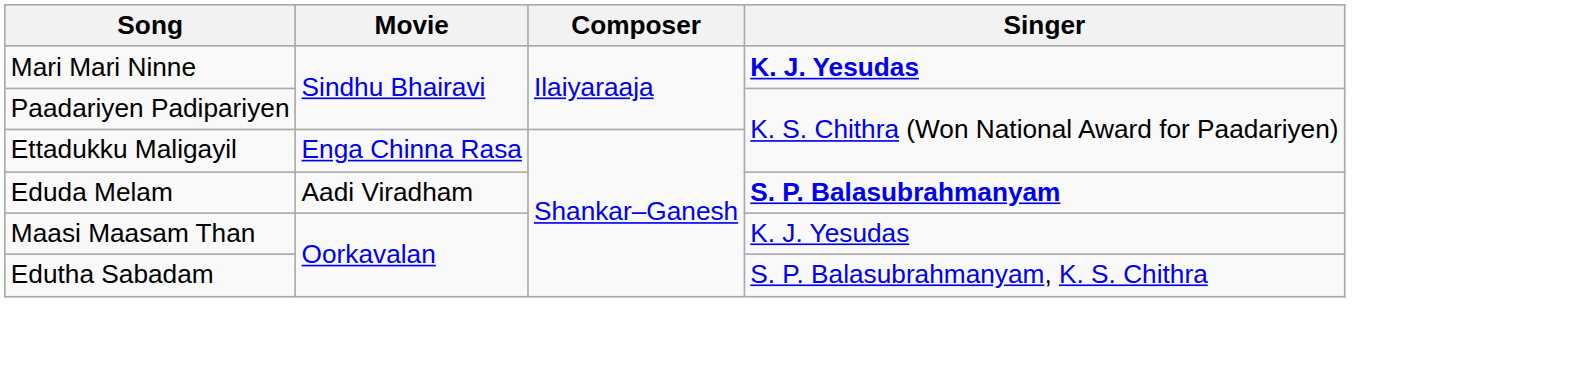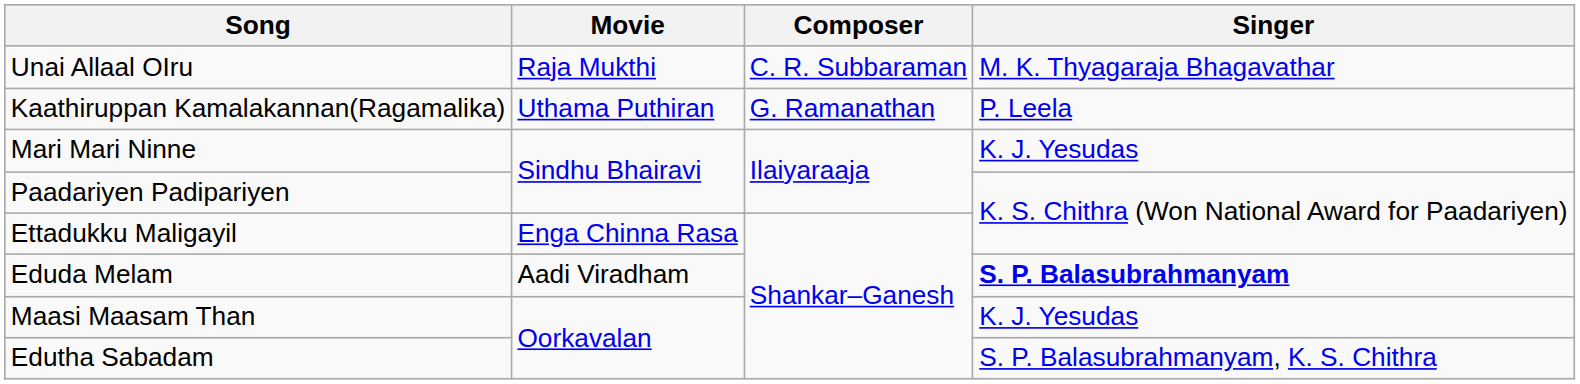+ row: (102, 66)
+ row: (258, 108)
(835, 66) bold -> (1059, 150) normal
